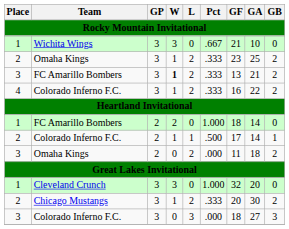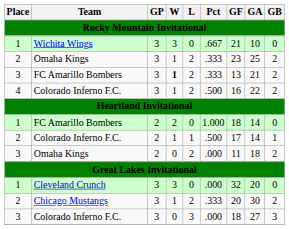(213, 91) .333 -> (213, 91) .500
(213, 185) 1.000 -> (213, 185) .000
